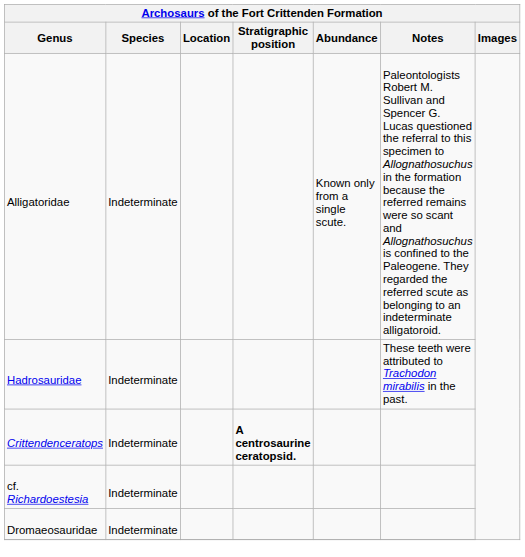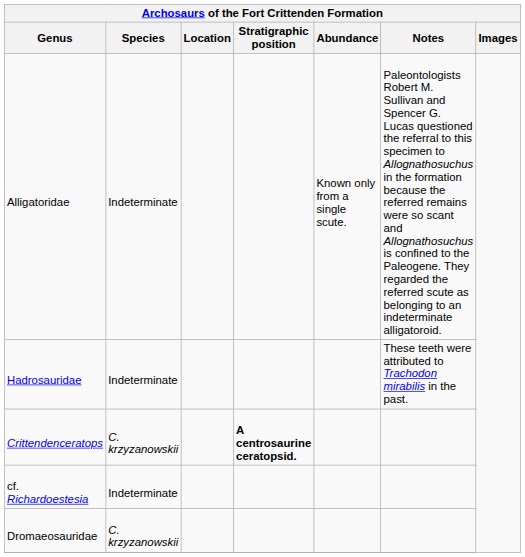(143, 443) Indeterminate -> (143, 443) C. krzyzanowskii
(143, 530) Indeterminate -> (143, 536) C. krzyzanowskii
